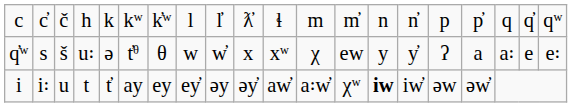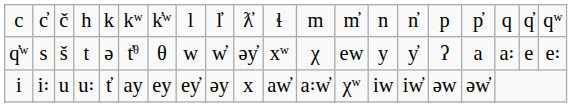(86, 53) u꞉ -> (86, 53) t
(248, 53) x -> (248, 53) əy̓
(86, 85) t -> (86, 85) u꞉
(248, 85) əy̓ -> (248, 85) x
(383, 85) bold -> (383, 85) normal
